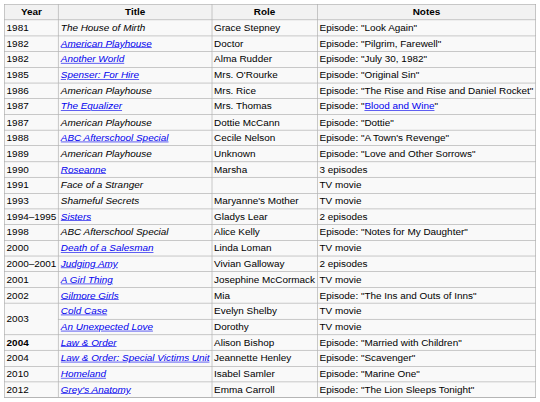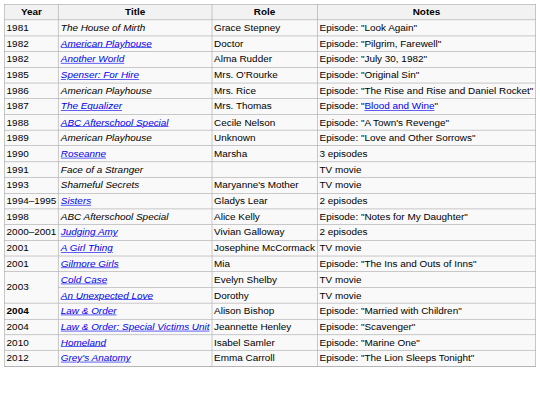- row: (106, 122)
- row: (107, 248)
(18, 295) 2002 -> (18, 264) 2001
